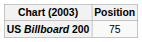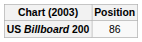(115, 29) 75 -> (115, 29) 86
